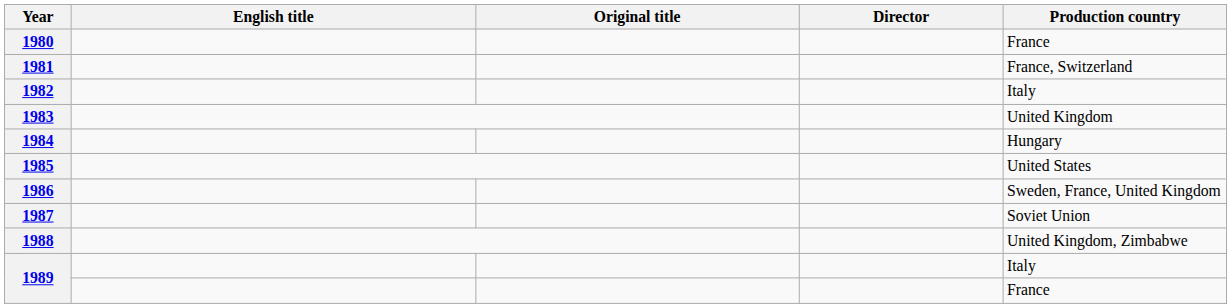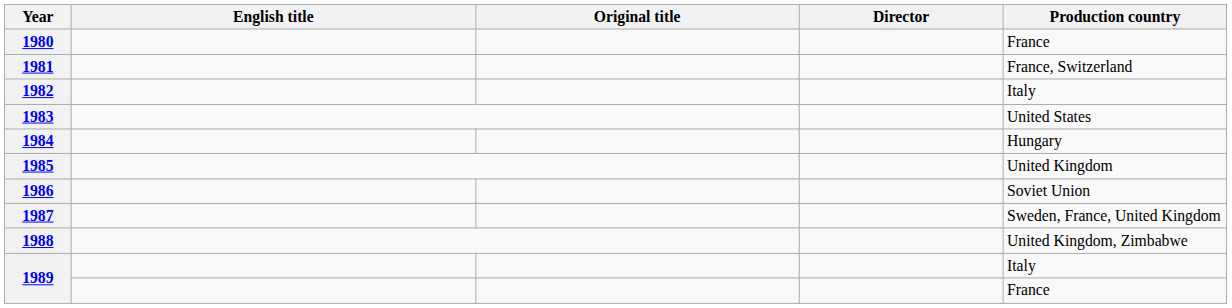(1060, 116) United Kingdom -> (1049, 116) United States
(1049, 166) United States -> (1060, 166) United Kingdom
(1114, 191) Sweden, France, United Kingdom -> (1049, 191) Soviet Union
(1049, 215) Soviet Union -> (1114, 215) Sweden, France, United Kingdom
